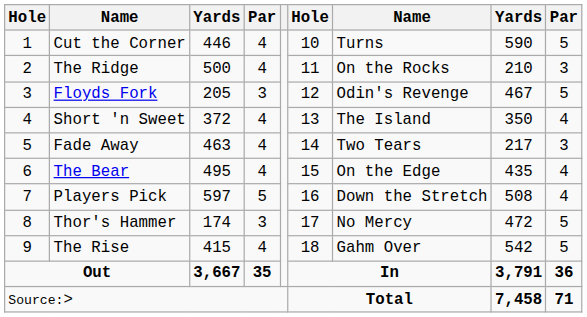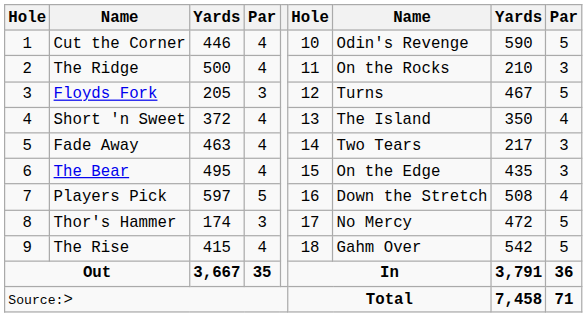(360, 43) Turns -> (403, 43) Odin's Revenge
(403, 94) Odin's Revenge -> (360, 94) Turns
(564, 171) 4 -> (564, 171) 3
